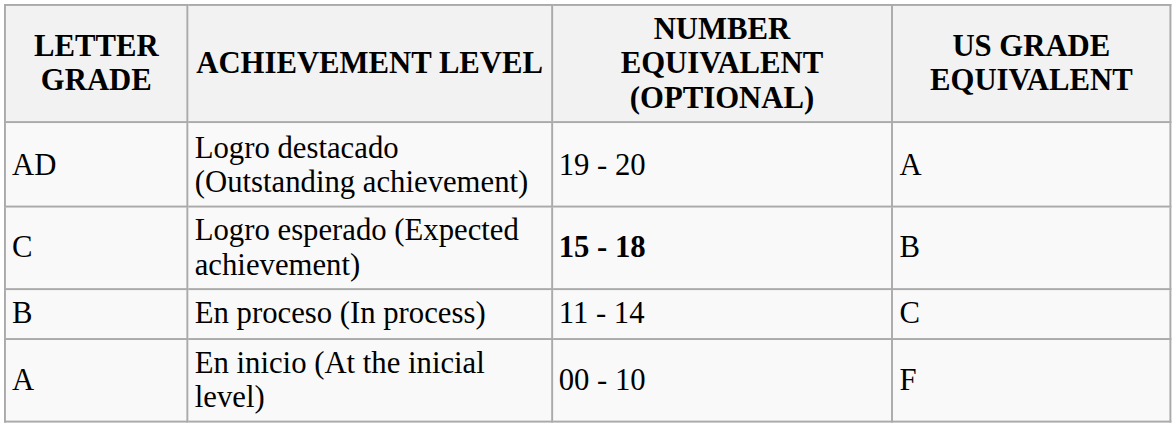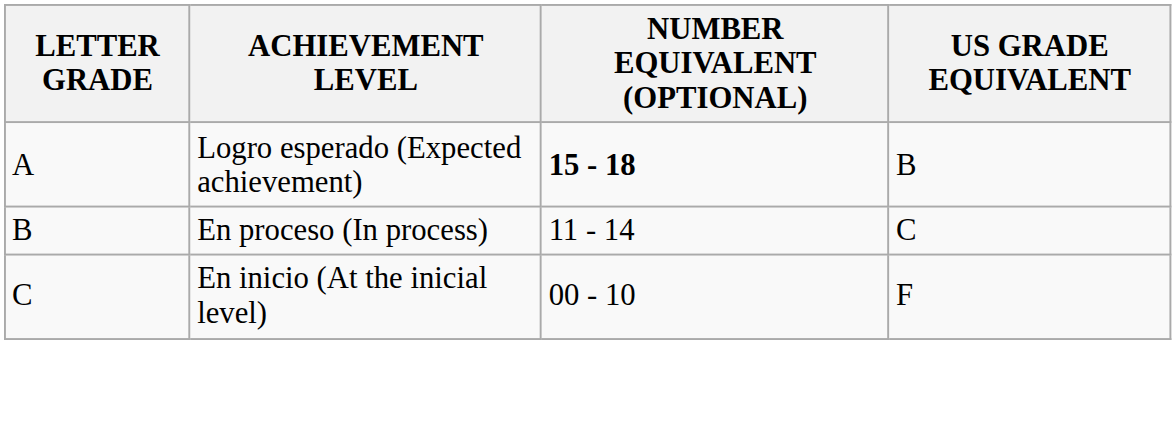- row: (362, 163)
(22, 247) C -> (23, 163) A
(23, 379) A -> (22, 295) C
